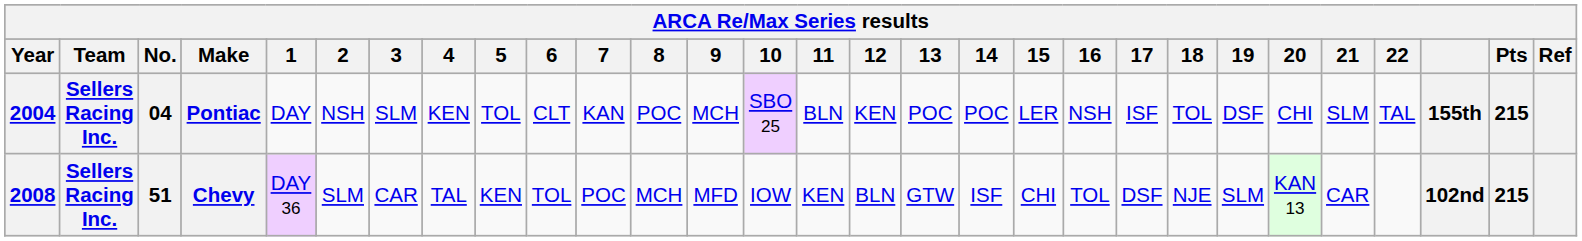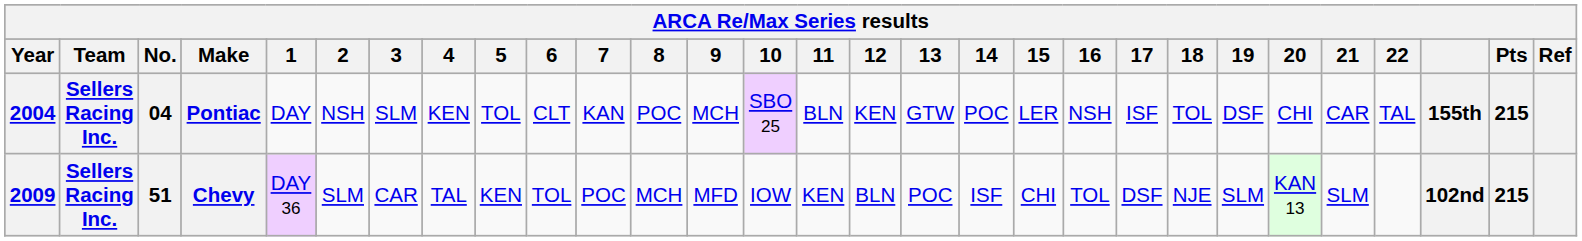(930, 113) POC -> (930, 113) GTW
(1348, 113) SLM -> (1348, 113) CAR
(33, 195) 2008 -> (33, 195) 2009
(930, 195) GTW -> (930, 195) POC
(1348, 195) CAR -> (1348, 195) SLM
